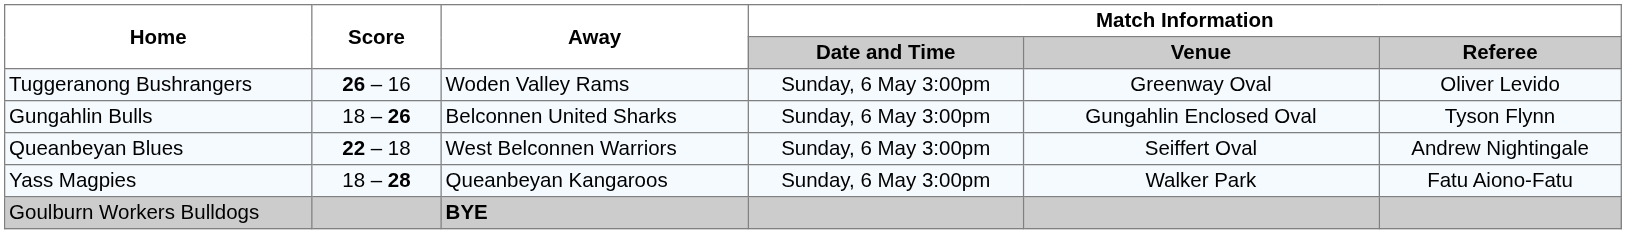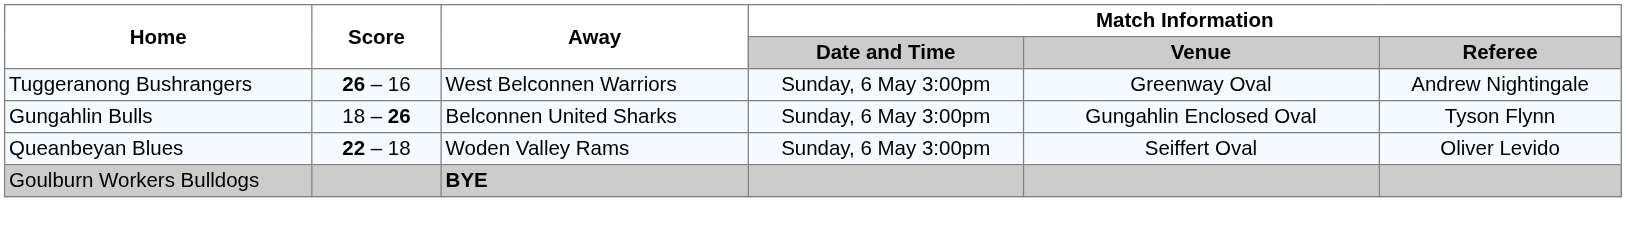(537, 84) Woden Valley Rams -> (561, 84) West Belconnen Warriors
(1500, 84) Oliver Levido -> (1500, 84) Andrew Nightingale
(561, 148) West Belconnen Warriors -> (537, 148) Woden Valley Rams
(1500, 148) Andrew Nightingale -> (1500, 148) Oliver Levido
- row: (73, 180)
